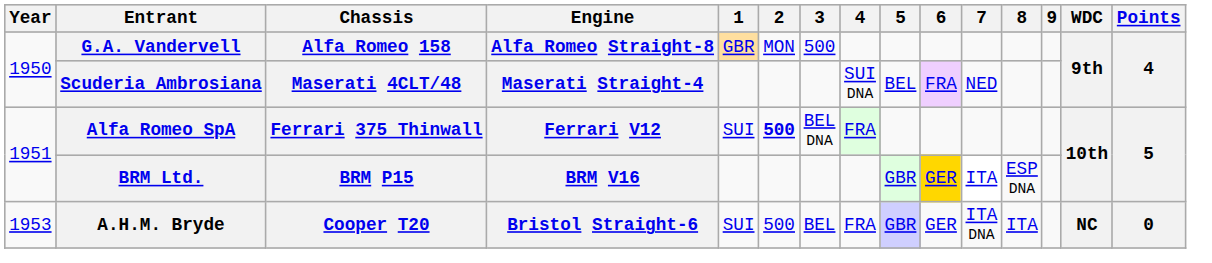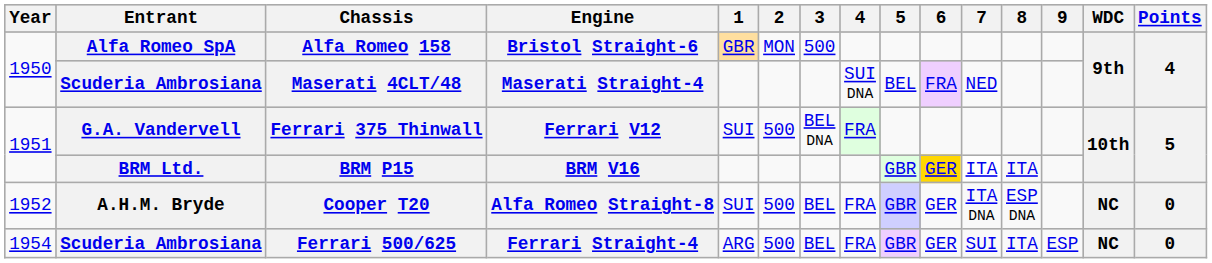(161, 47) G.A. Vandervell -> (161, 47) Alfa Romeo SpA
(603, 47) Alfa Romeo Straight-8 -> (603, 47) Bristol Straight-6
(161, 131) Alfa Romeo SpA -> (161, 131) G.A. Vandervell
(779, 131) bold -> (779, 131) normal
(1022, 178) ESP DNA -> (1022, 169) ITA
(30, 225) 1953 -> (30, 206) 1952
(603, 225) Bristol Straight-6 -> (603, 206) Alfa Romeo Straight-8
(1022, 225) ITA -> (1022, 206) ESP DNA
+ row: (377, 243)
